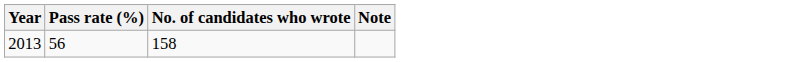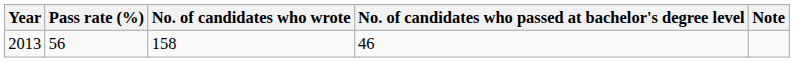+ column: (551, 17)
